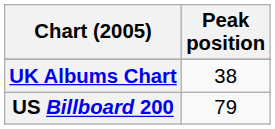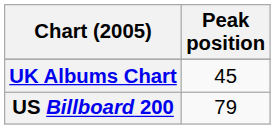(226, 75) 38 -> (226, 75) 45
